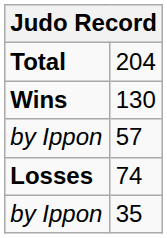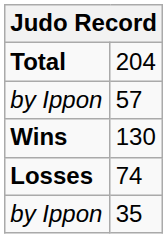rows swapped: (136, 99) <-> (129, 137)
